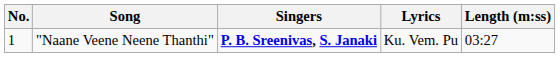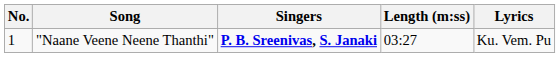columns swapped: (421, 16) <-> (508, 16)
